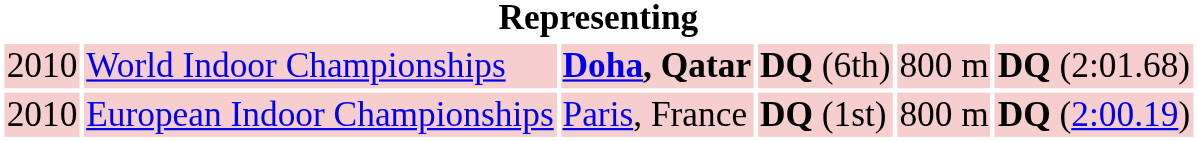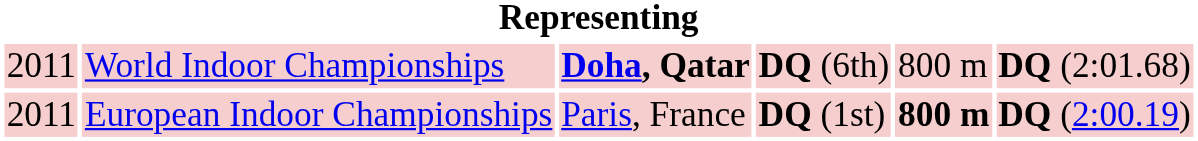(42, 65) 2010 -> (41, 65) 2011
(42, 114) 2010 -> (41, 114) 2011
(944, 114) normal -> (944, 114) bold
